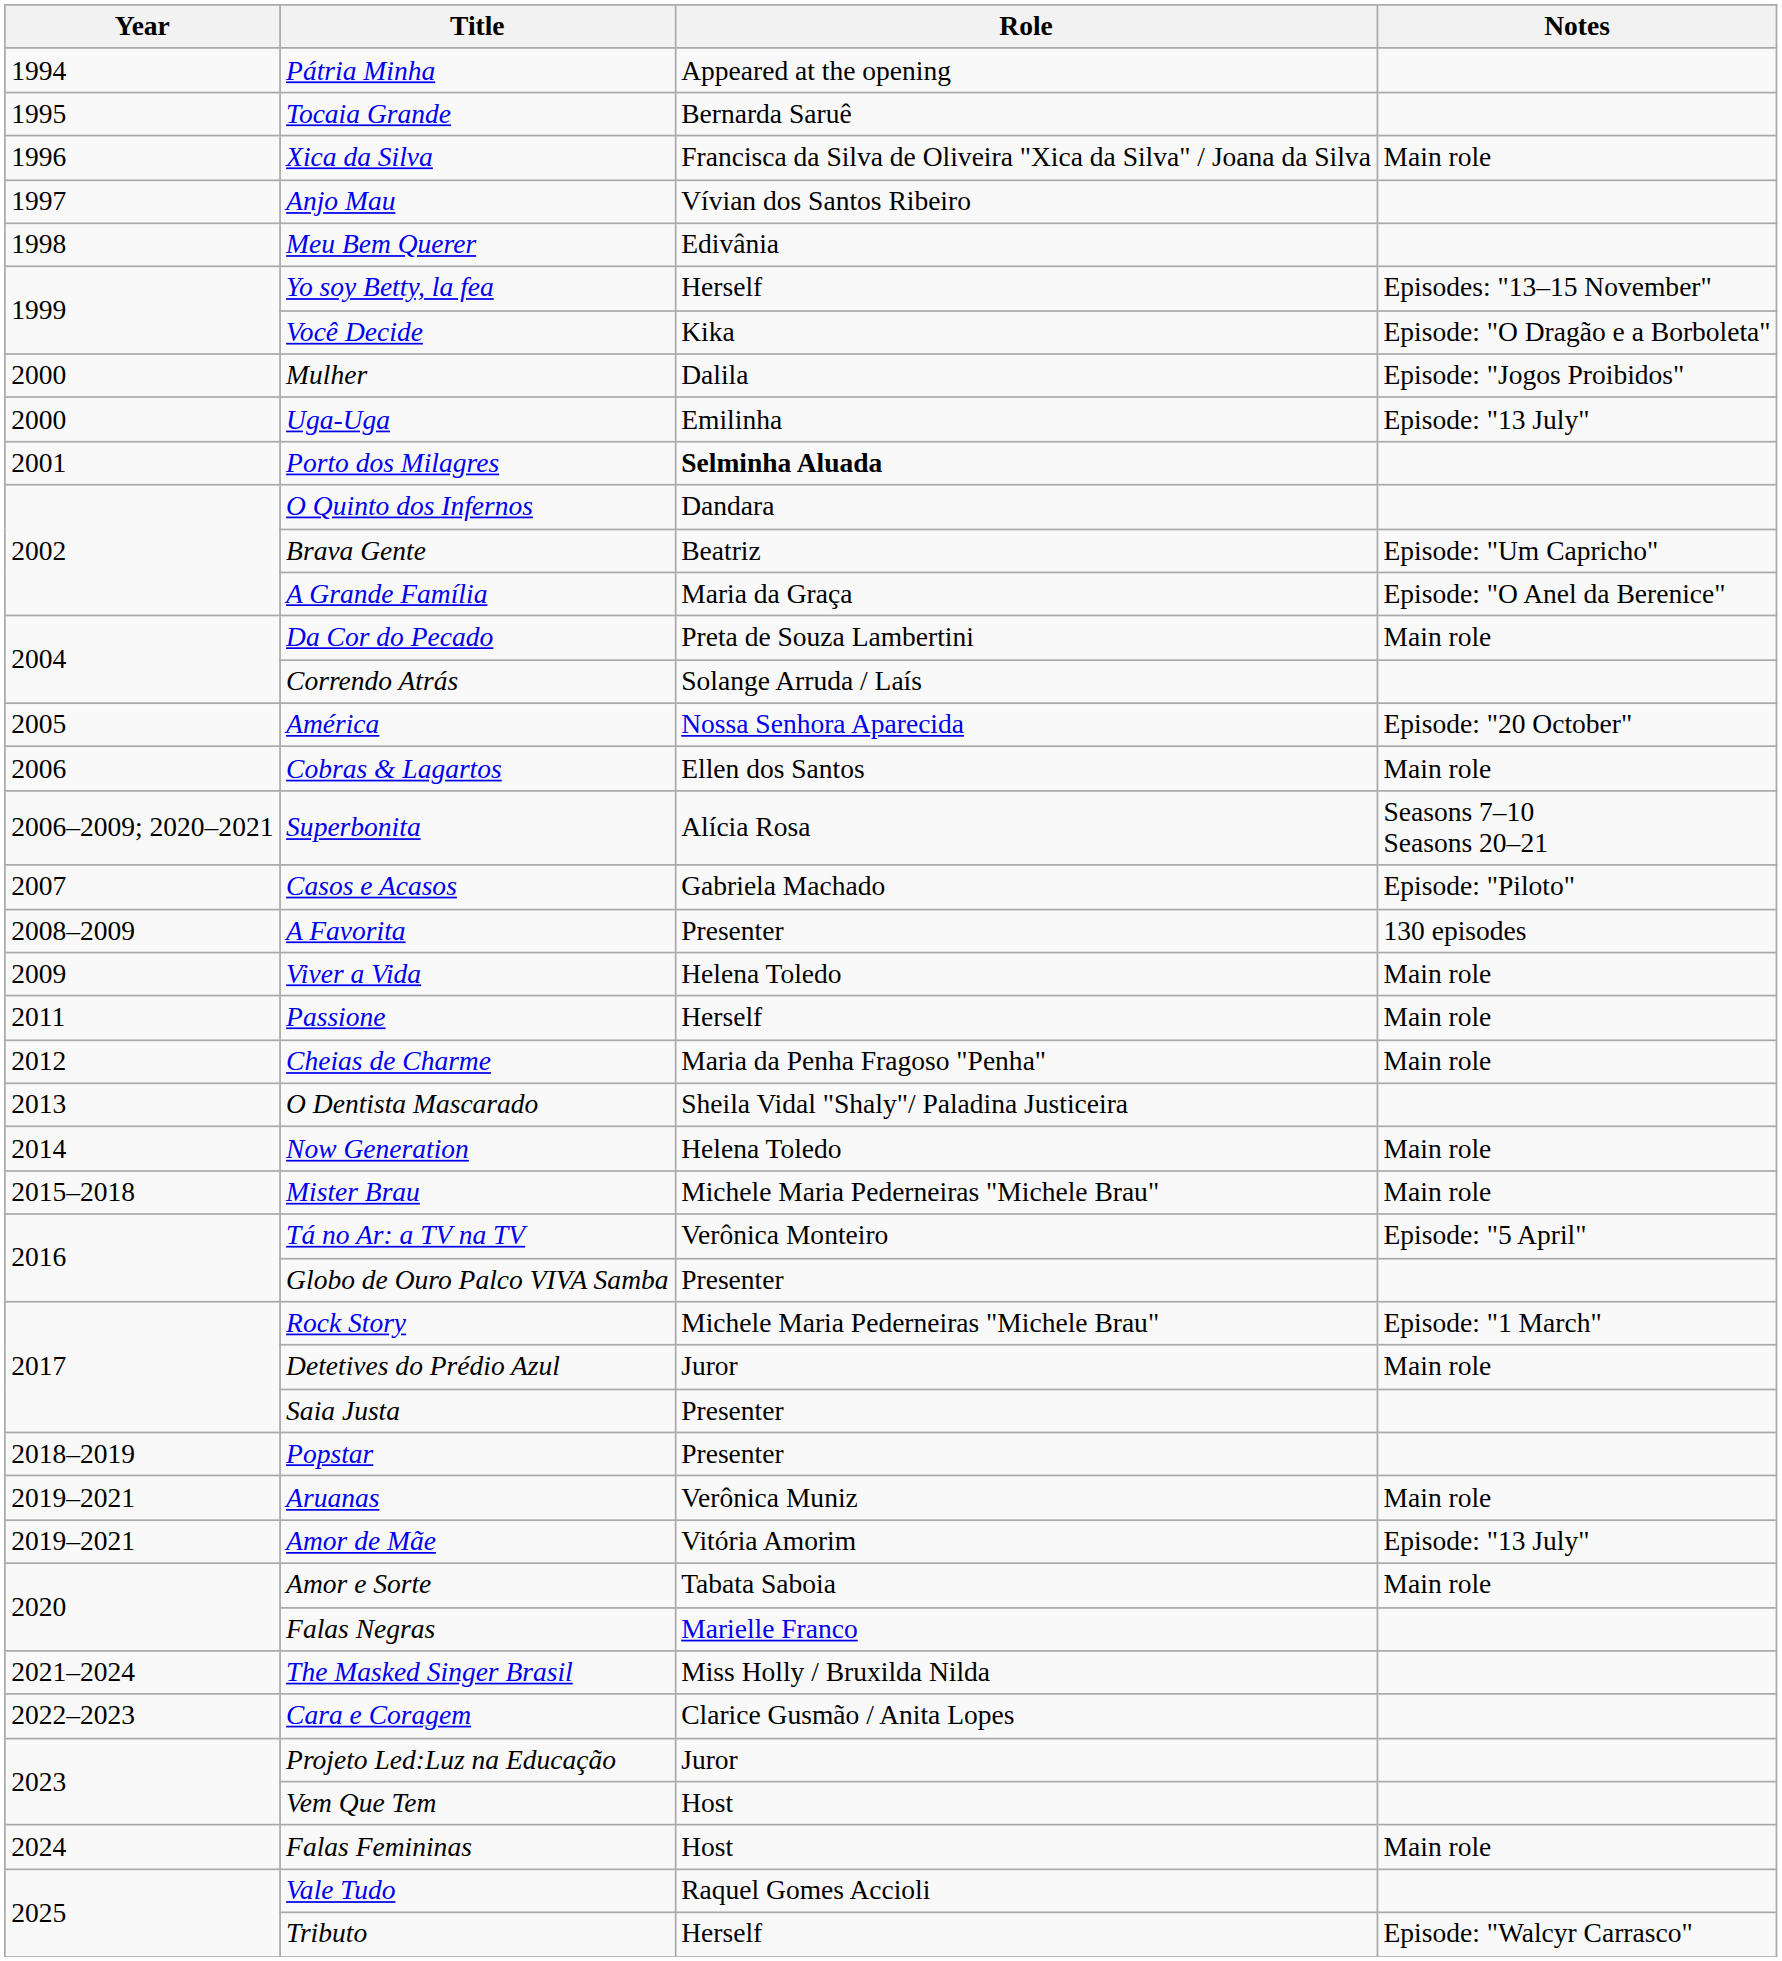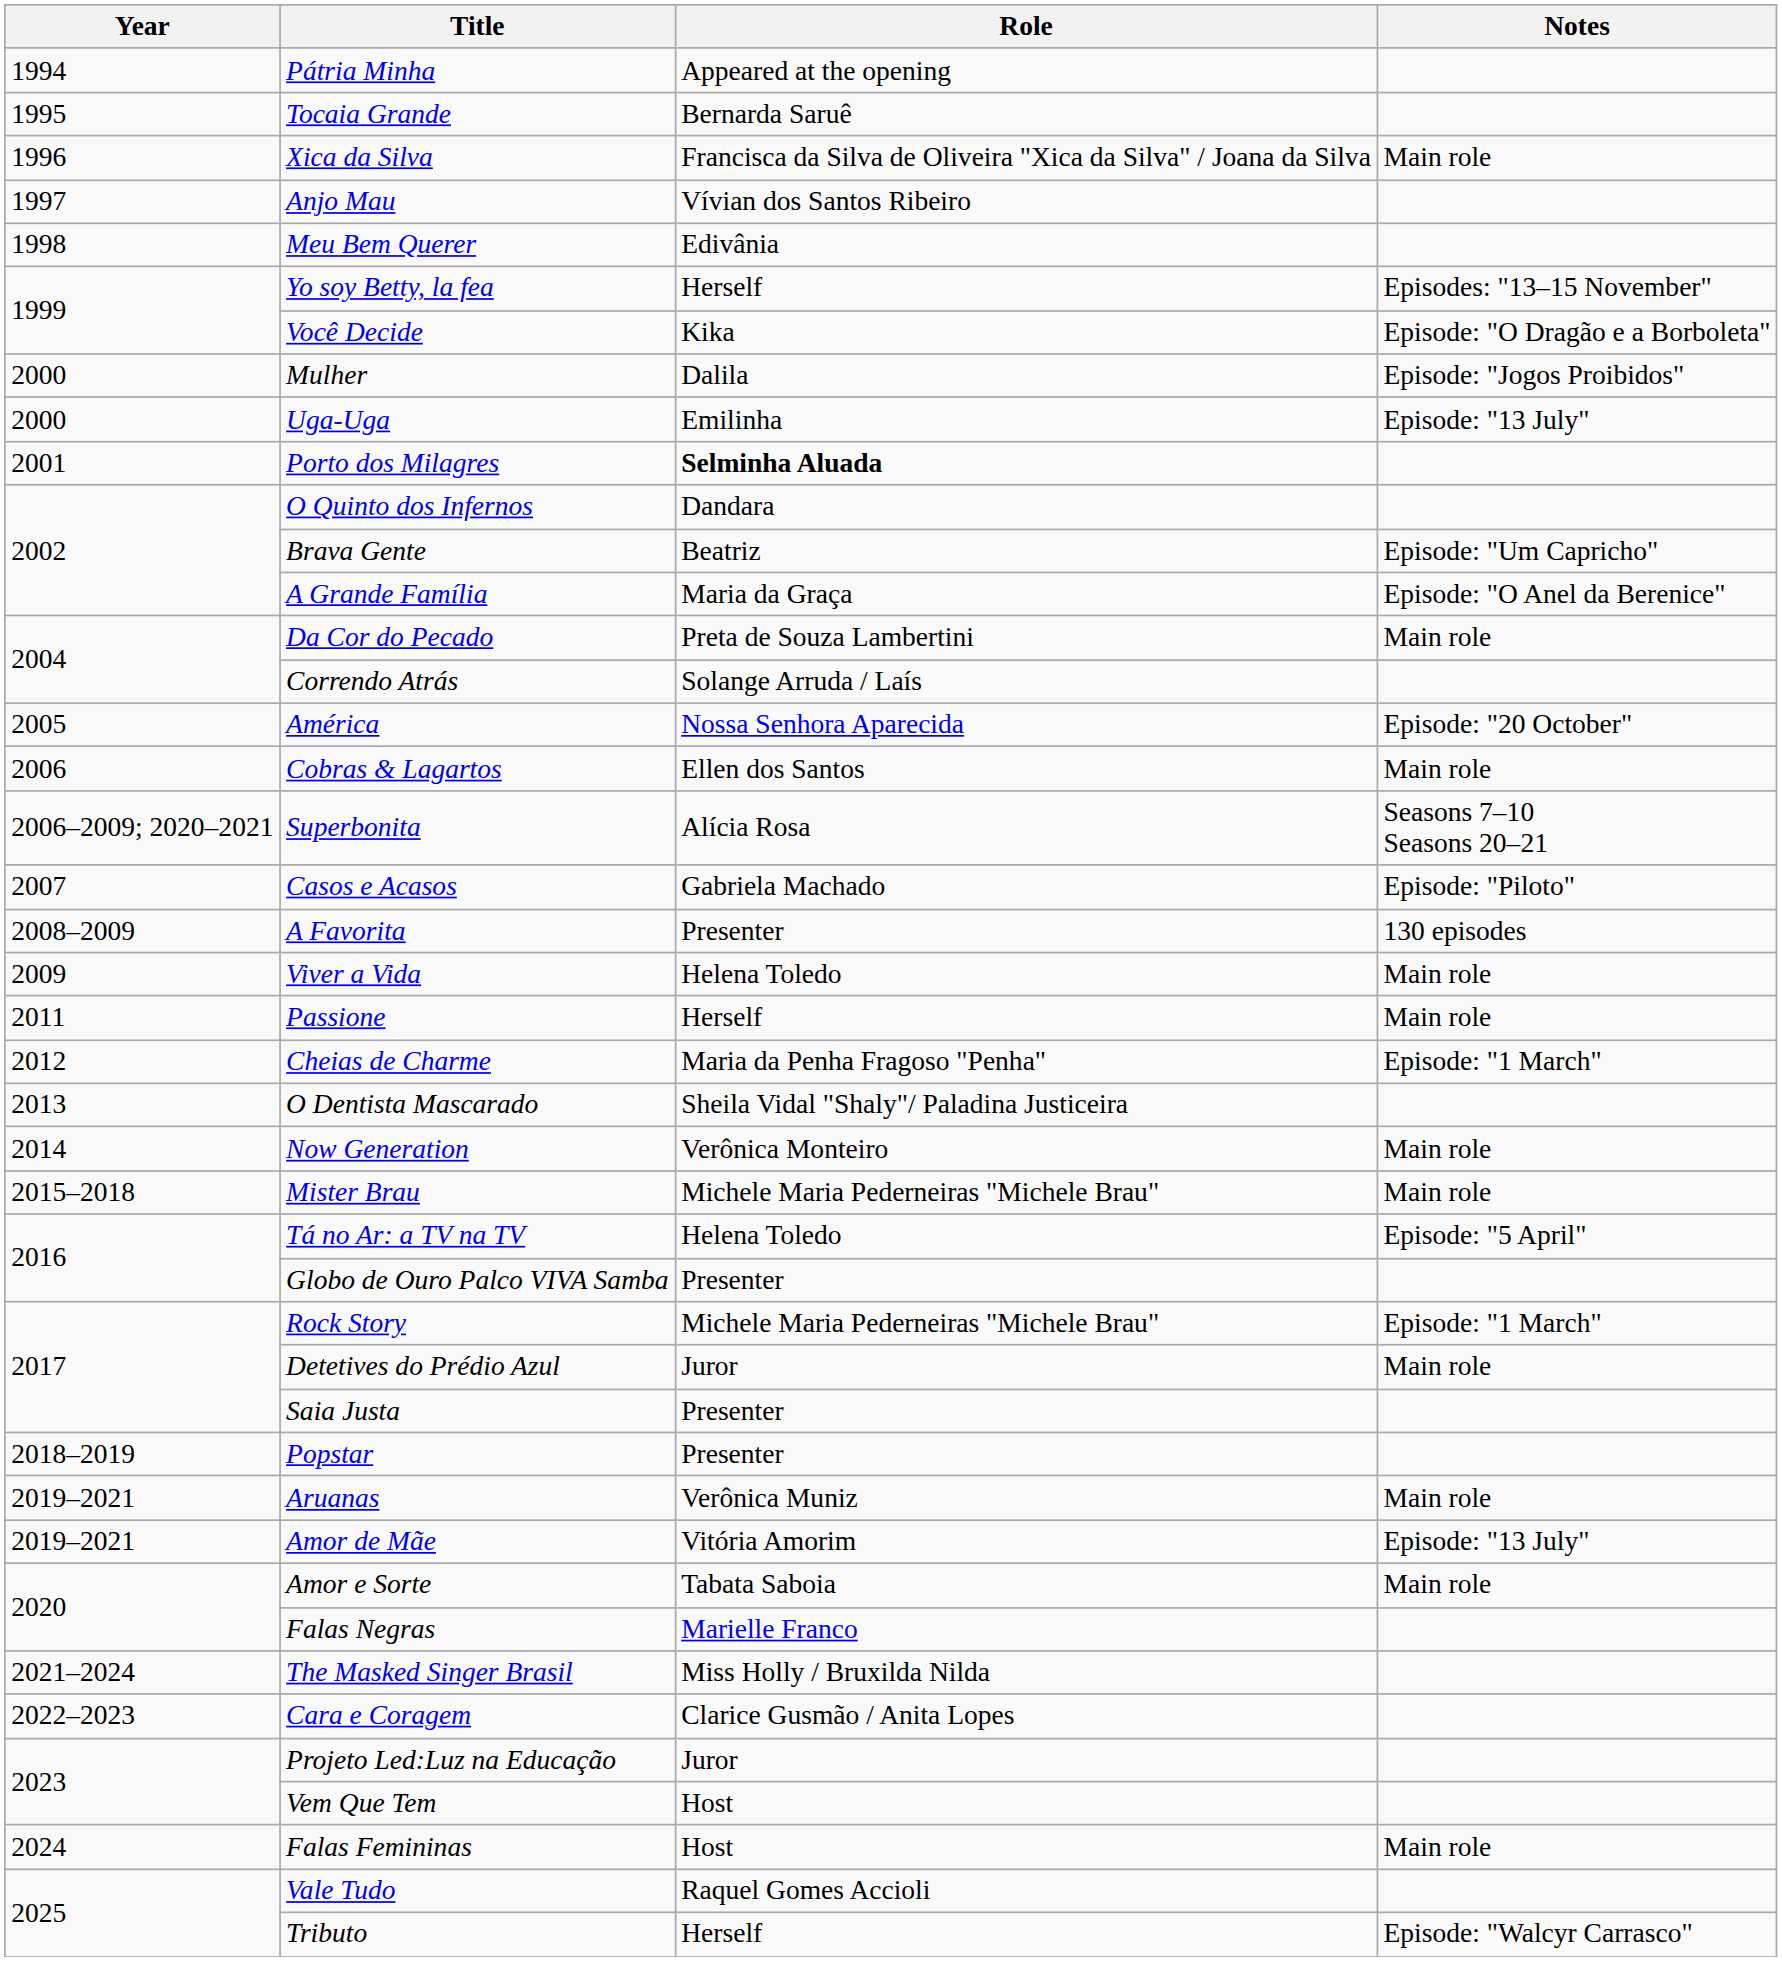(1437, 1061) Main role -> (1493, 1061) Episode: "1 March"
(761, 1148) Helena Toledo -> (785, 1148) Verônica Monteiro
(785, 1235) Verônica Monteiro -> (761, 1235) Helena Toledo
